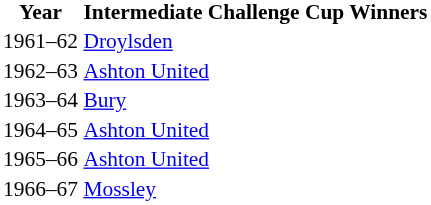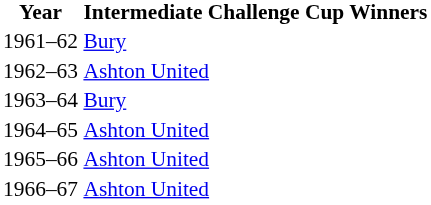(128, 41) Droylsden -> (105, 41) Bury
(120, 188) Mossley -> (146, 188) Ashton United
